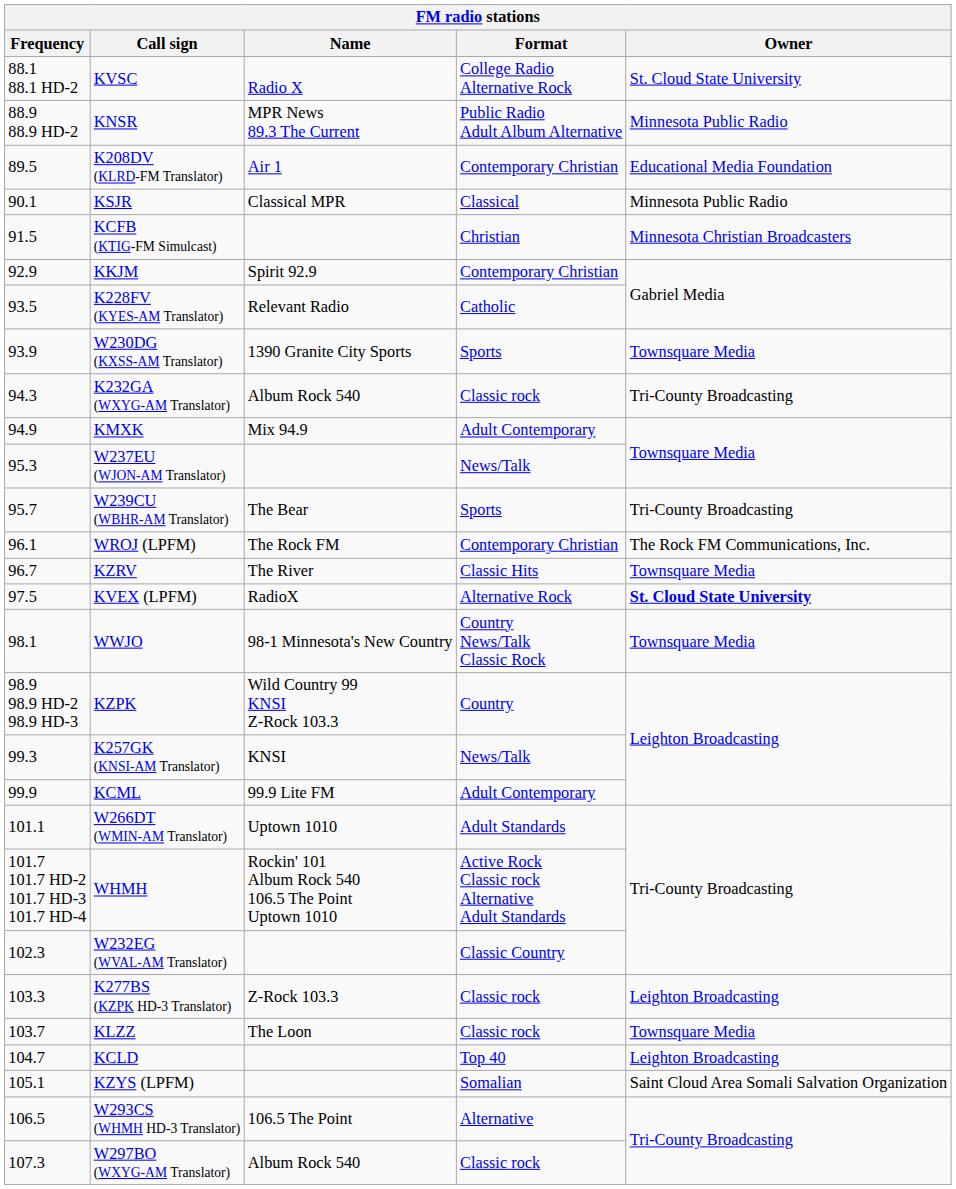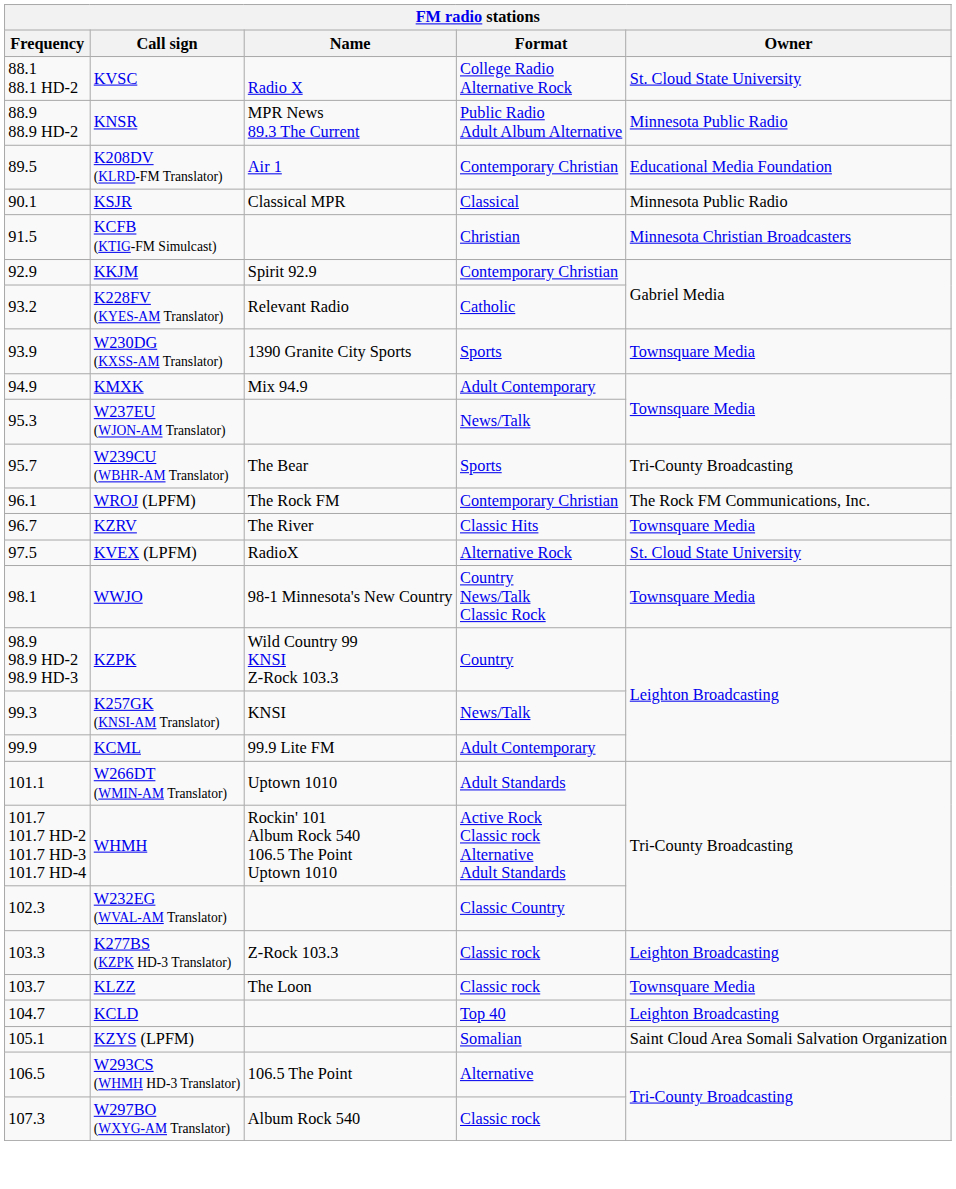(23, 307) 93.5 -> (23, 307) 93.2
- row: (162, 395)
(720, 596) bold -> (715, 552) normal
